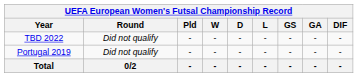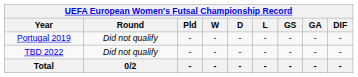rows swapped: (44, 52) <-> (44, 39)
